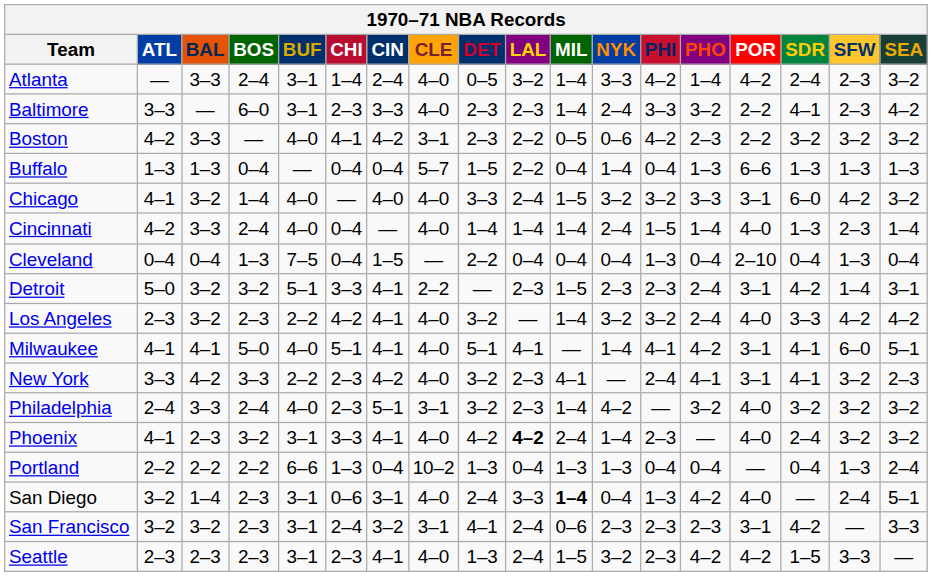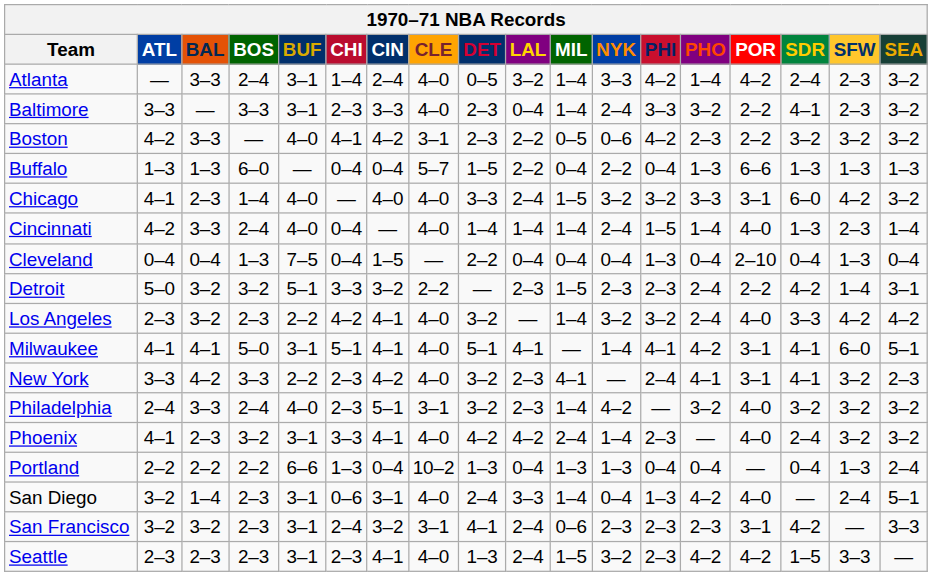(254, 109) 6–0 -> (254, 109) 3–3
(528, 109) 2–3 -> (528, 109) 0–4
(904, 109) 4–2 -> (904, 109) 3–2
(254, 169) 0–4 -> (254, 169) 6–0
(616, 169) 1–4 -> (616, 169) 2–2
(205, 199) 3–2 -> (205, 199) 2–3
(388, 288) 4–1 -> (388, 288) 3–2
(756, 288) 3–1 -> (756, 288) 2–2
(302, 348) 4–0 -> (302, 348) 3–1
(528, 437) bold -> (528, 437) normal
(571, 497) bold -> (571, 497) normal
